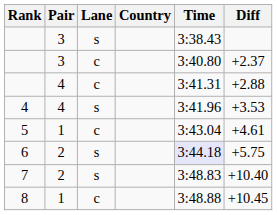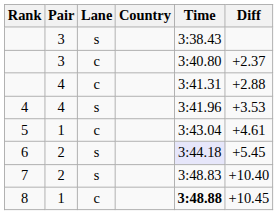(248, 152) +5.75 -> (249, 152) +5.45
(199, 198) normal -> (200, 198) bold
